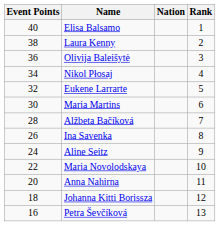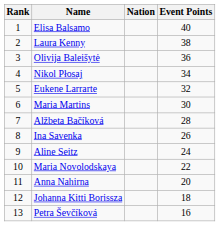columns swapped: (201, 12) <-> (33, 12)
